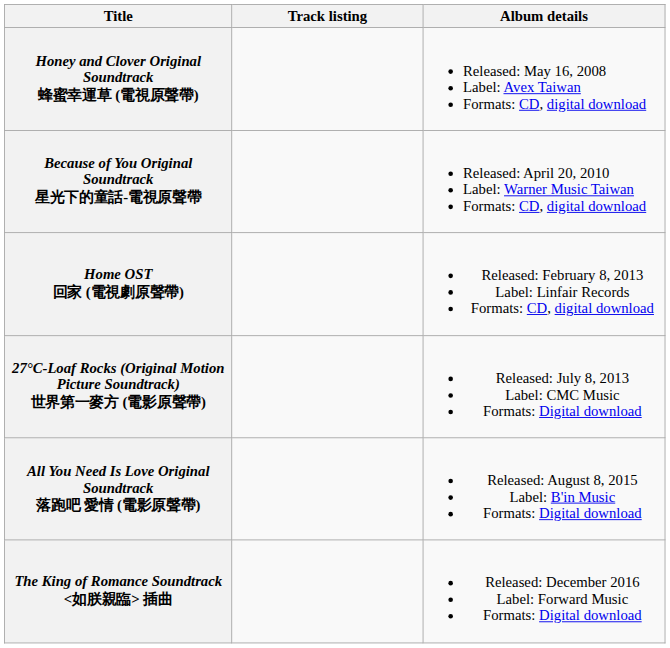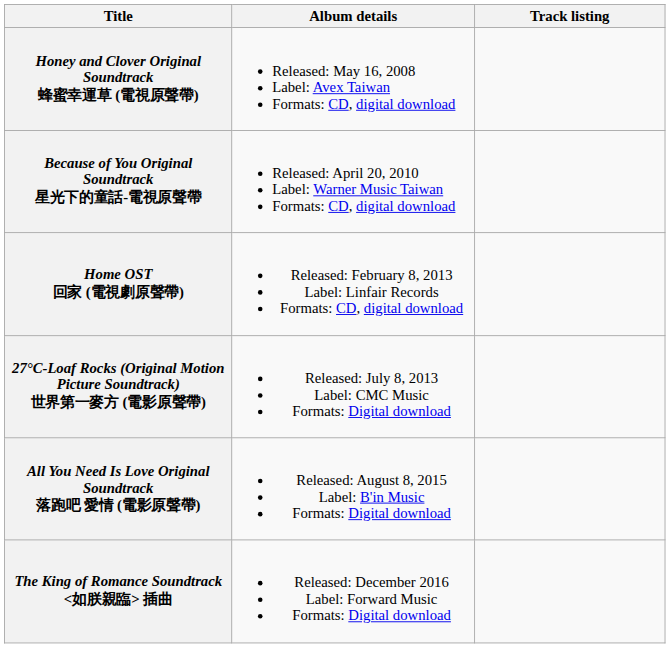columns swapped: (544, 16) <-> (327, 16)
